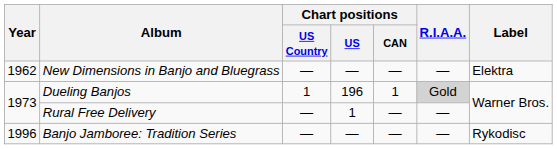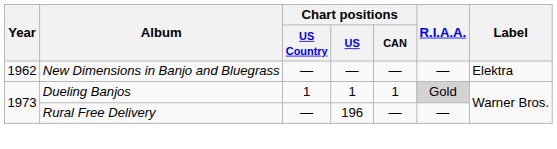(352, 92) 196 -> (352, 92) 1
(352, 112) 1 -> (352, 112) 196
- row: (140, 133)
